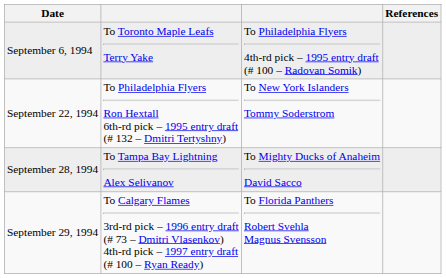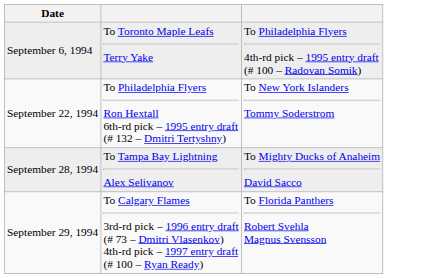- column: (412, 13)
